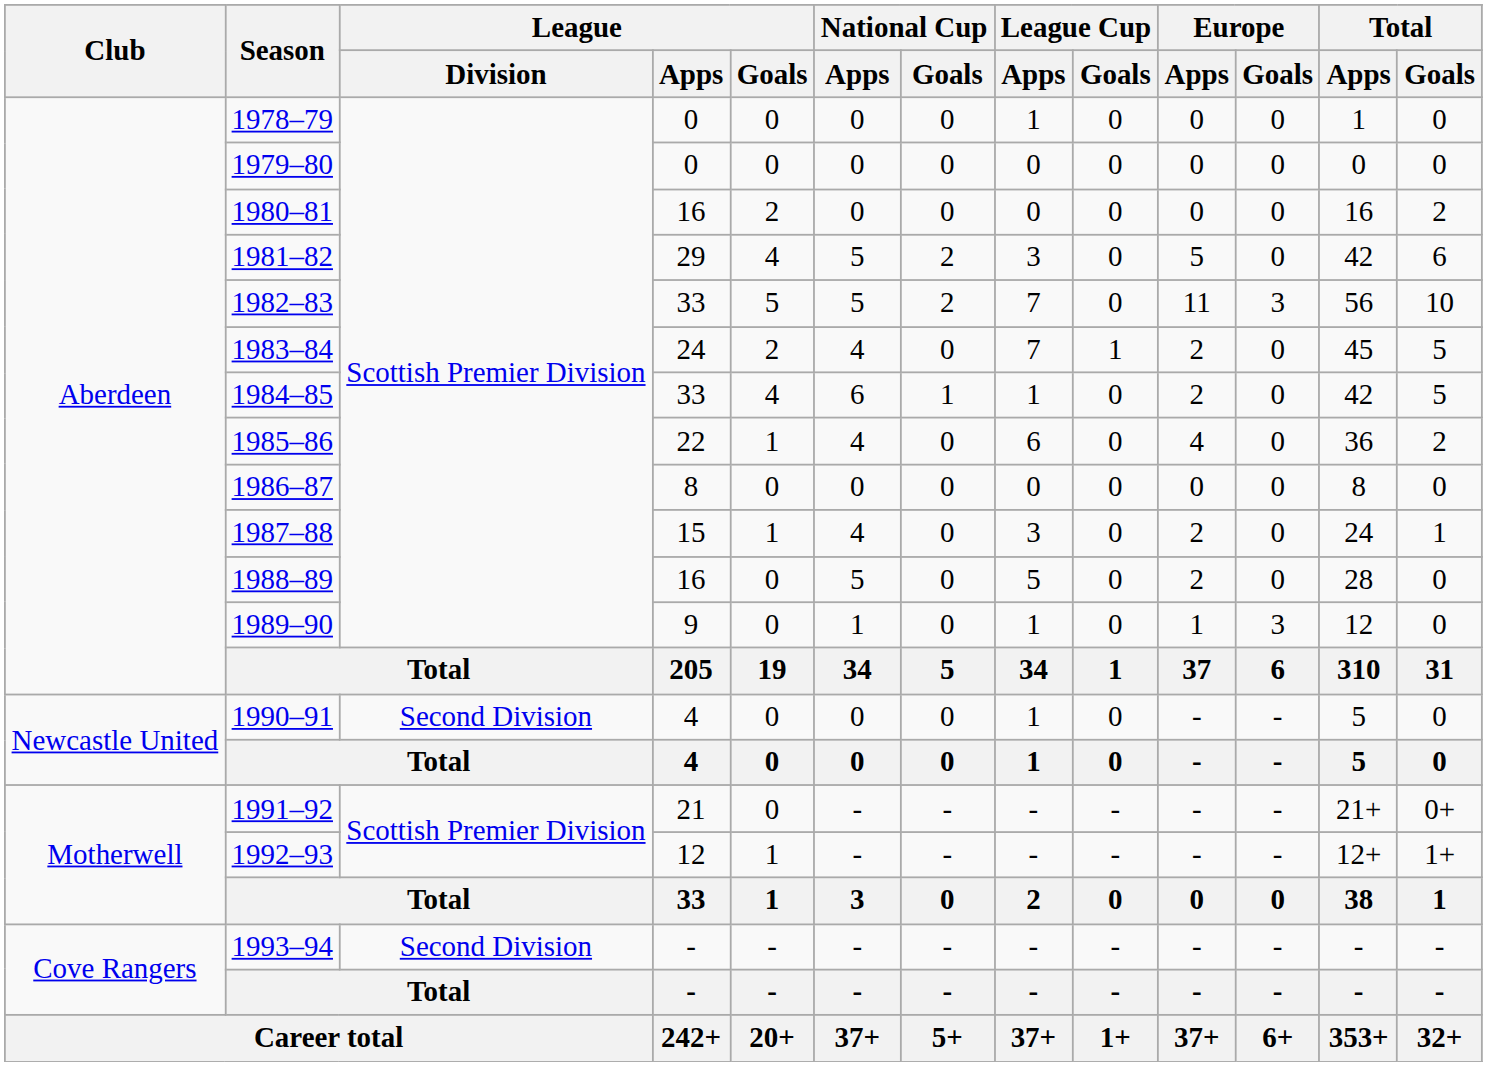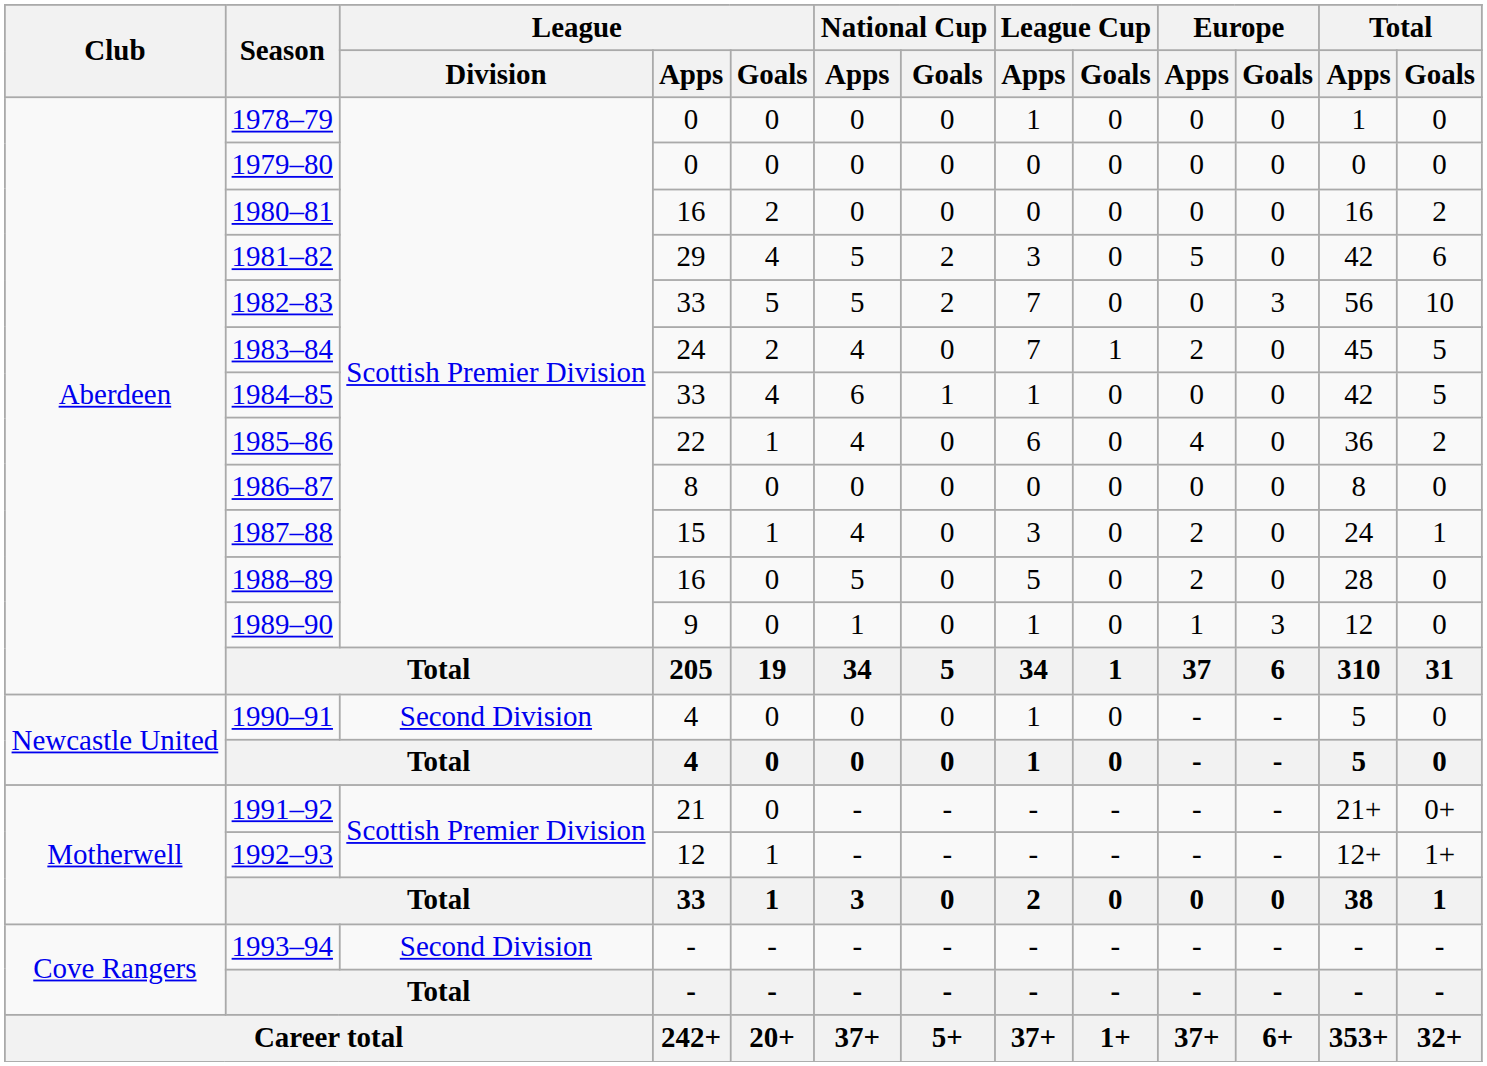(1197, 303) 11 -> (1197, 303) 0
(1197, 394) 2 -> (1197, 394) 0
